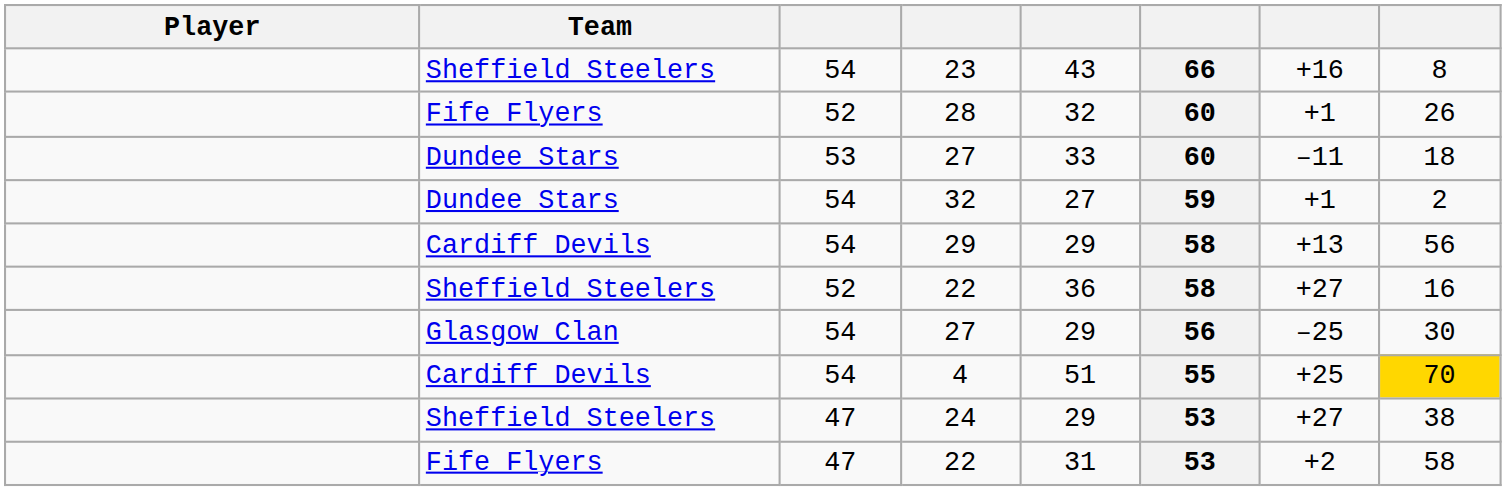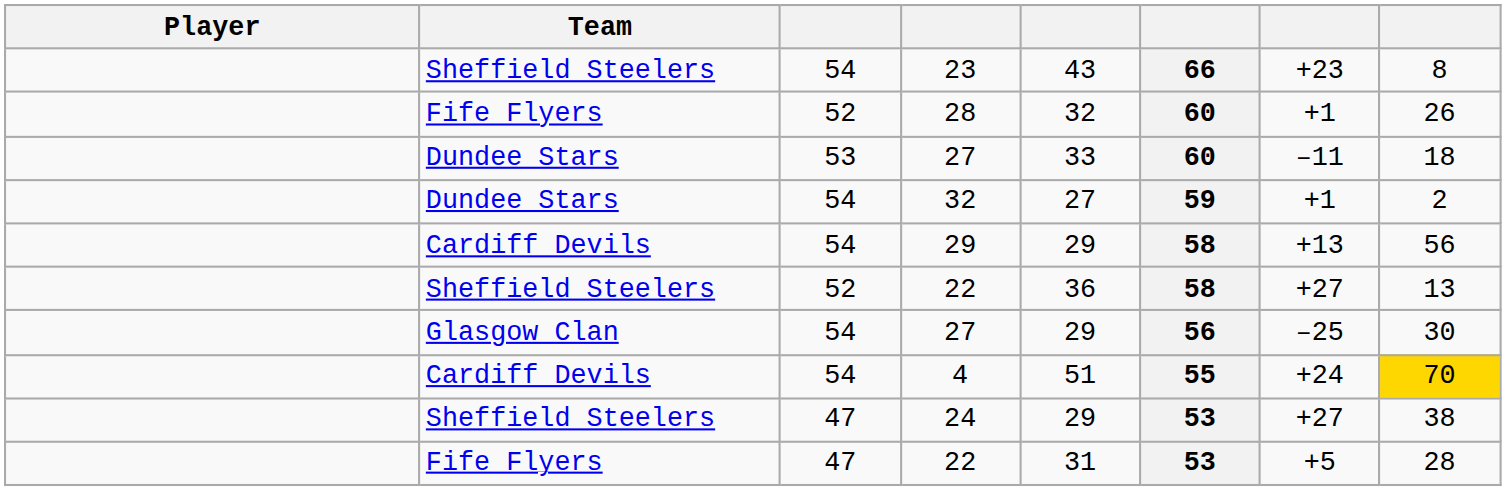(1320, 70) +16 -> (1320, 70) +23
(1440, 289) 16 -> (1440, 289) 13
(1320, 376) +25 -> (1320, 376) +24
(1320, 463) +2 -> (1320, 463) +5
(1440, 463) 58 -> (1440, 463) 28
